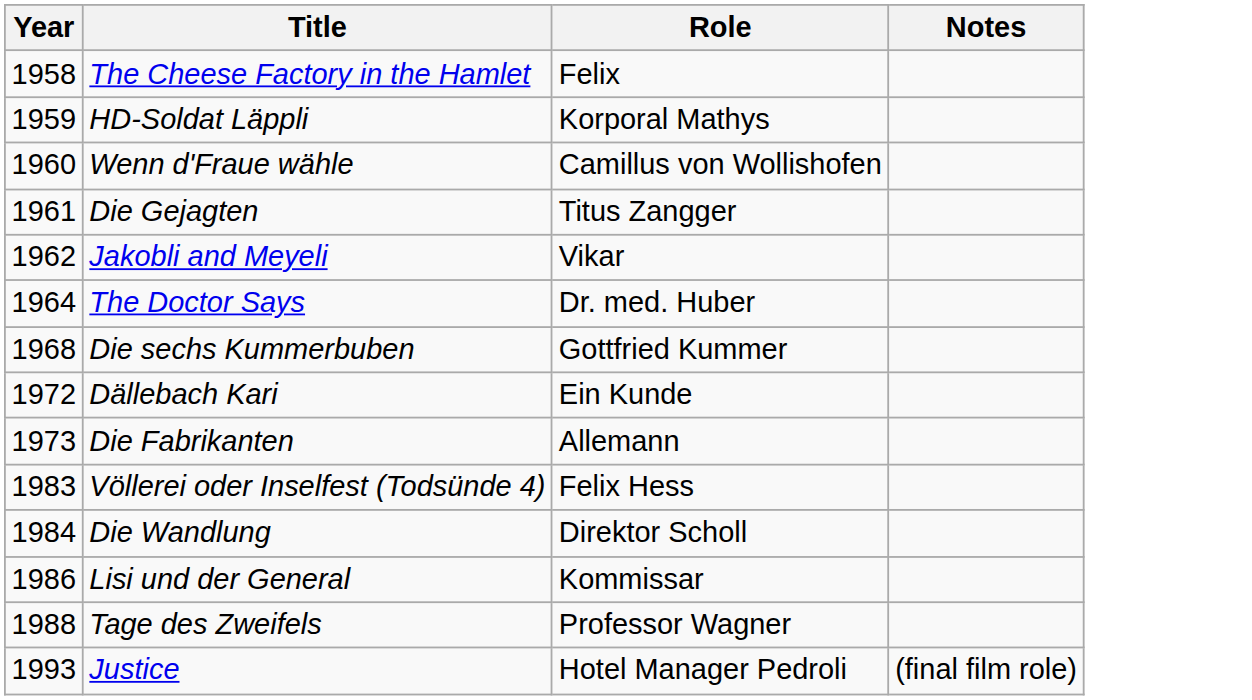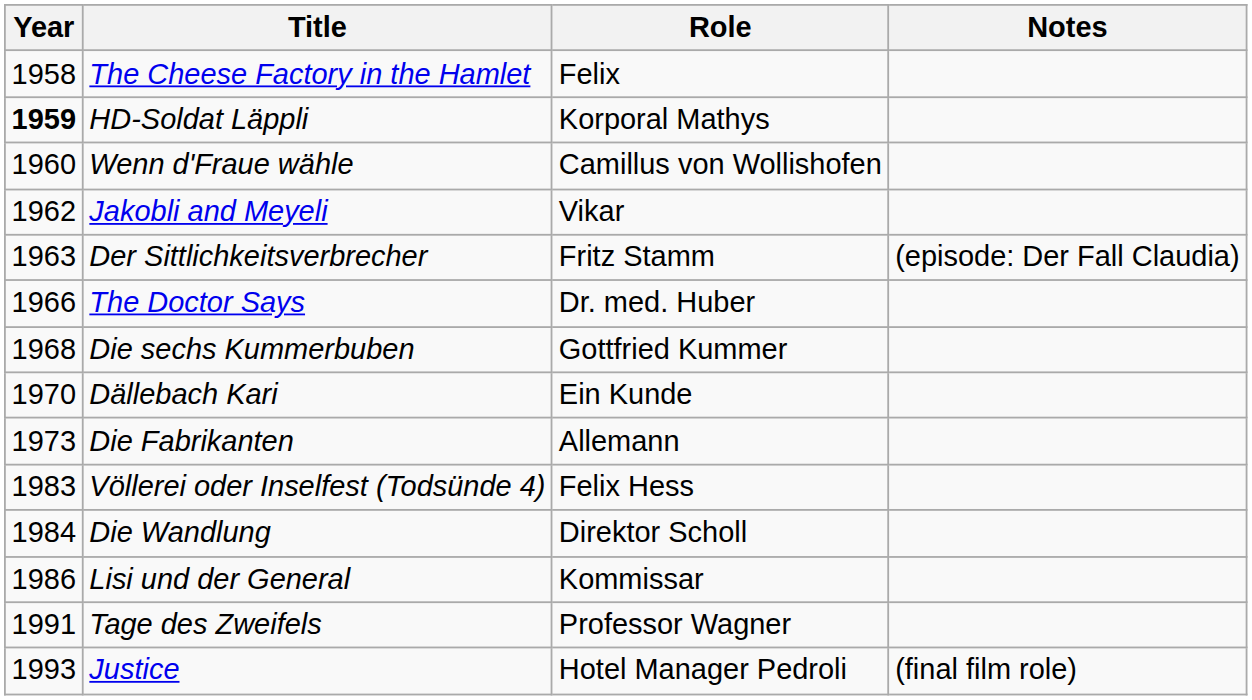(44, 119) normal -> (44, 119) bold
- row: (174, 211)
+ row: (258, 257)
(44, 303) 1964 -> (44, 303) 1966
(44, 394) 1972 -> (44, 394) 1970
(44, 624) 1988 -> (44, 624) 1991
